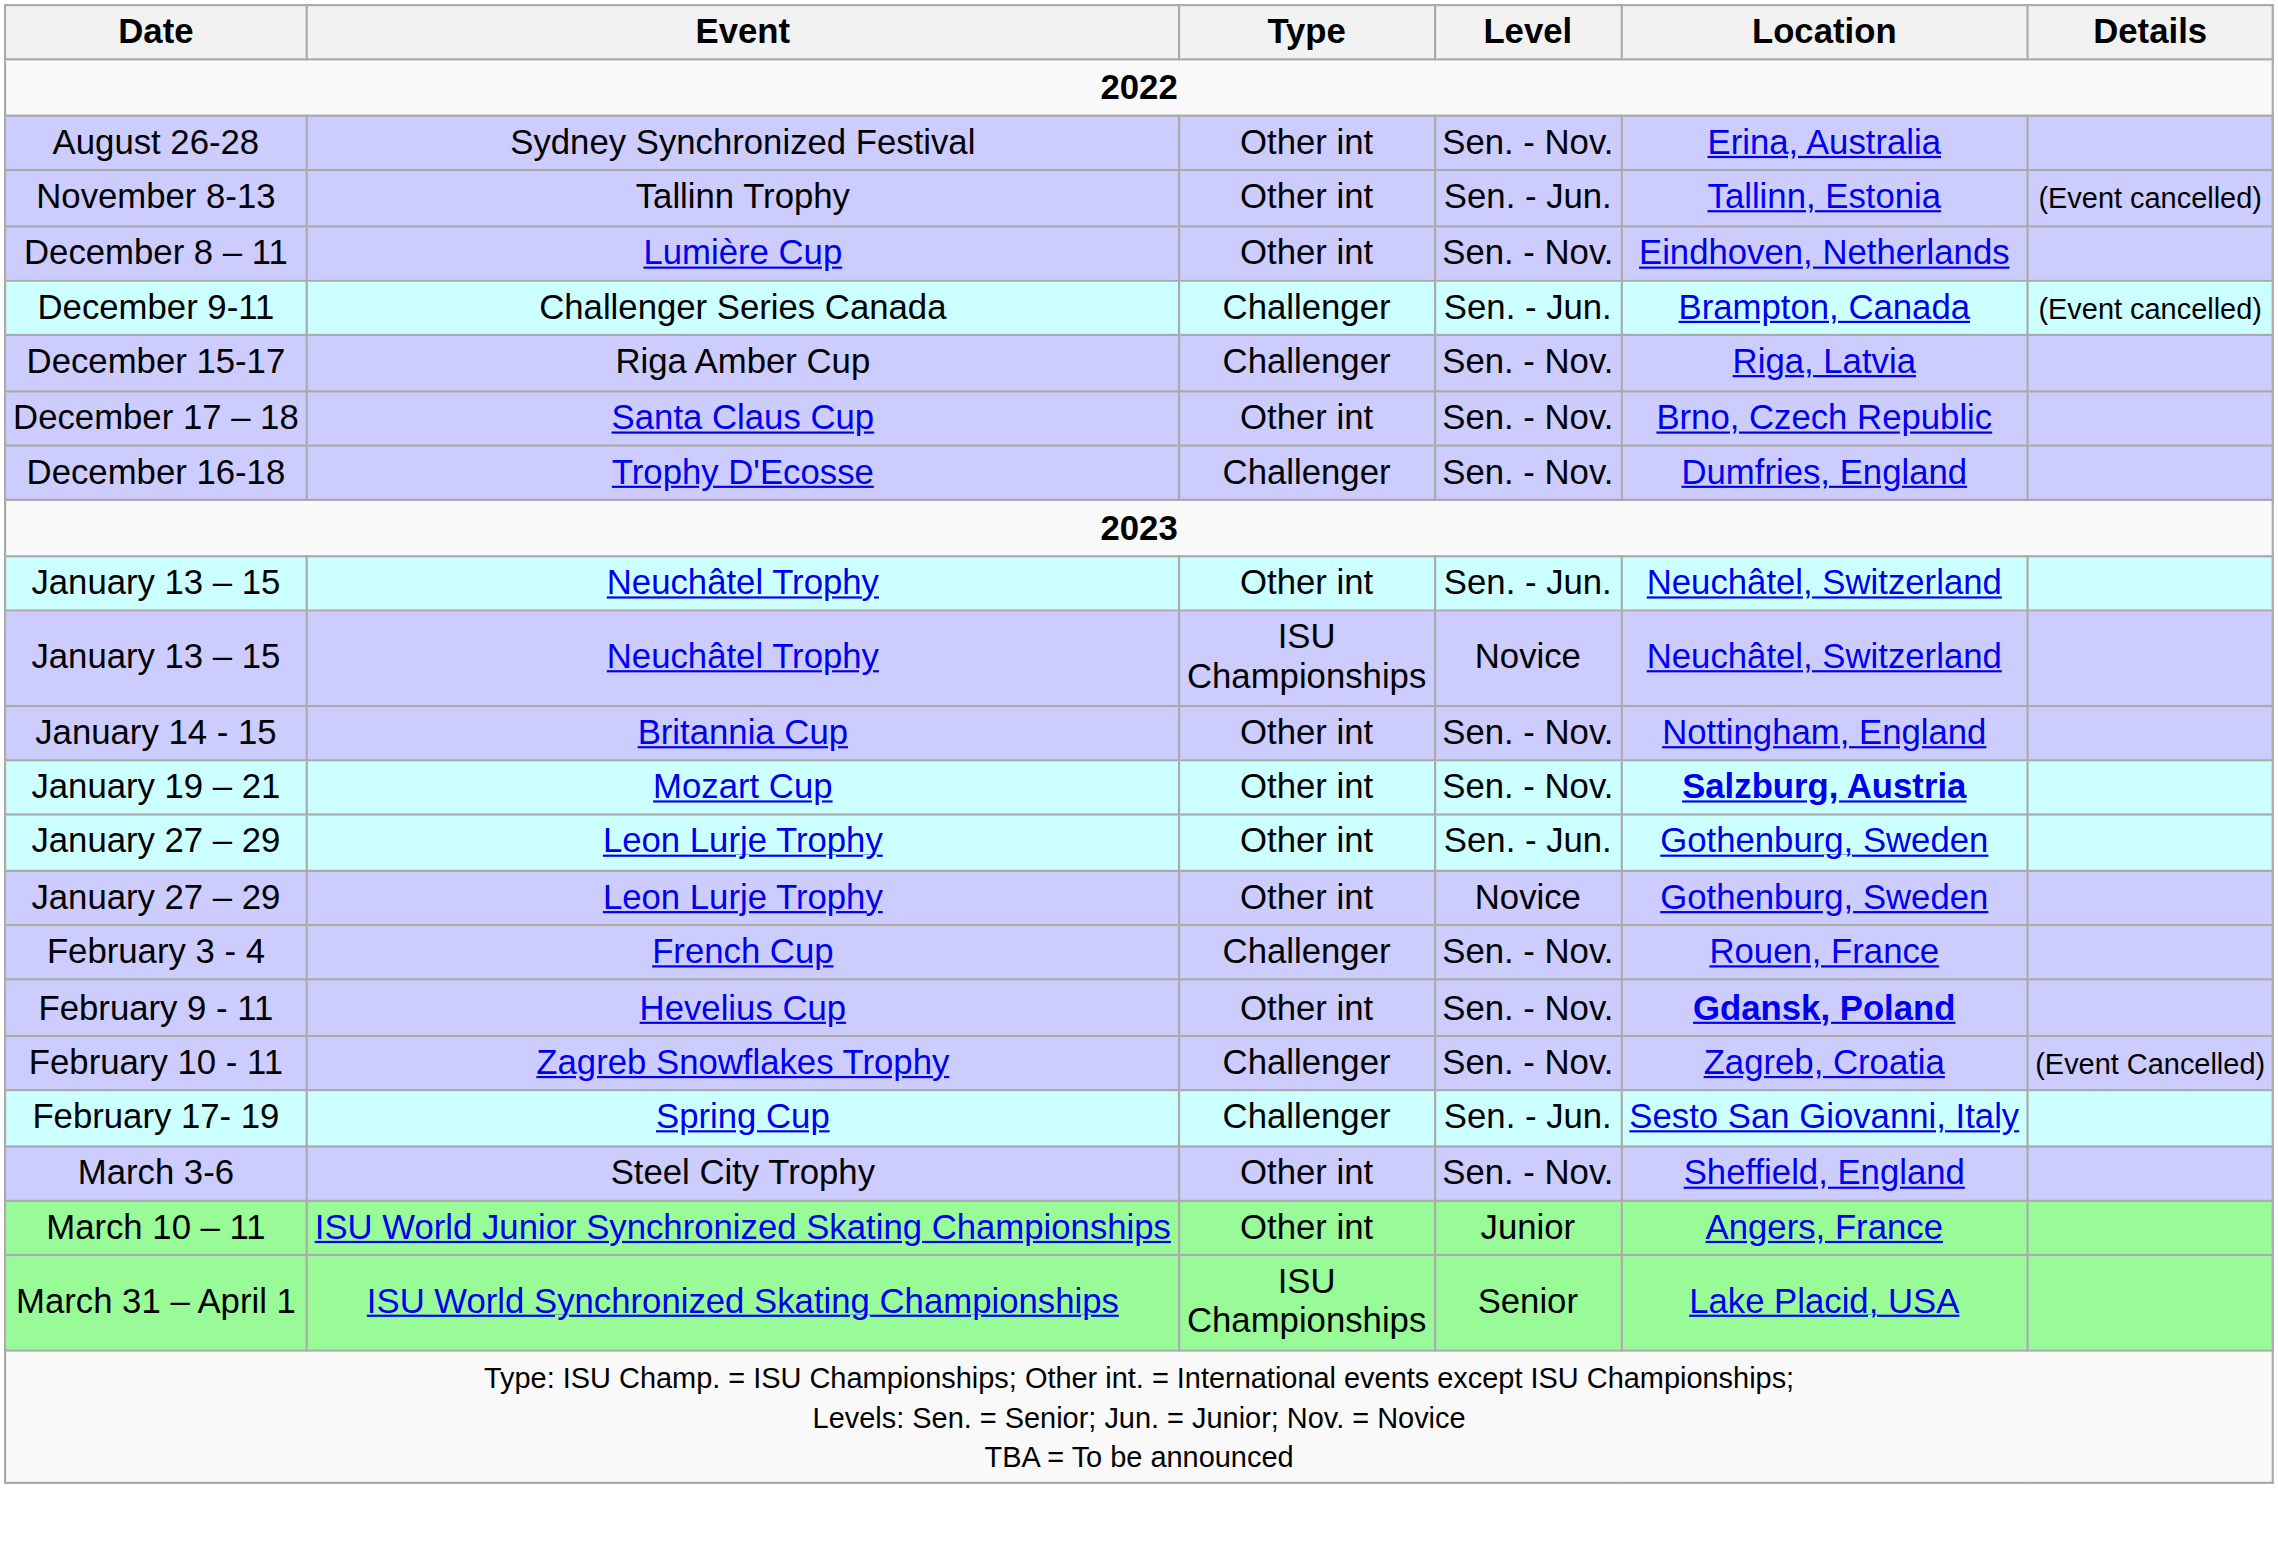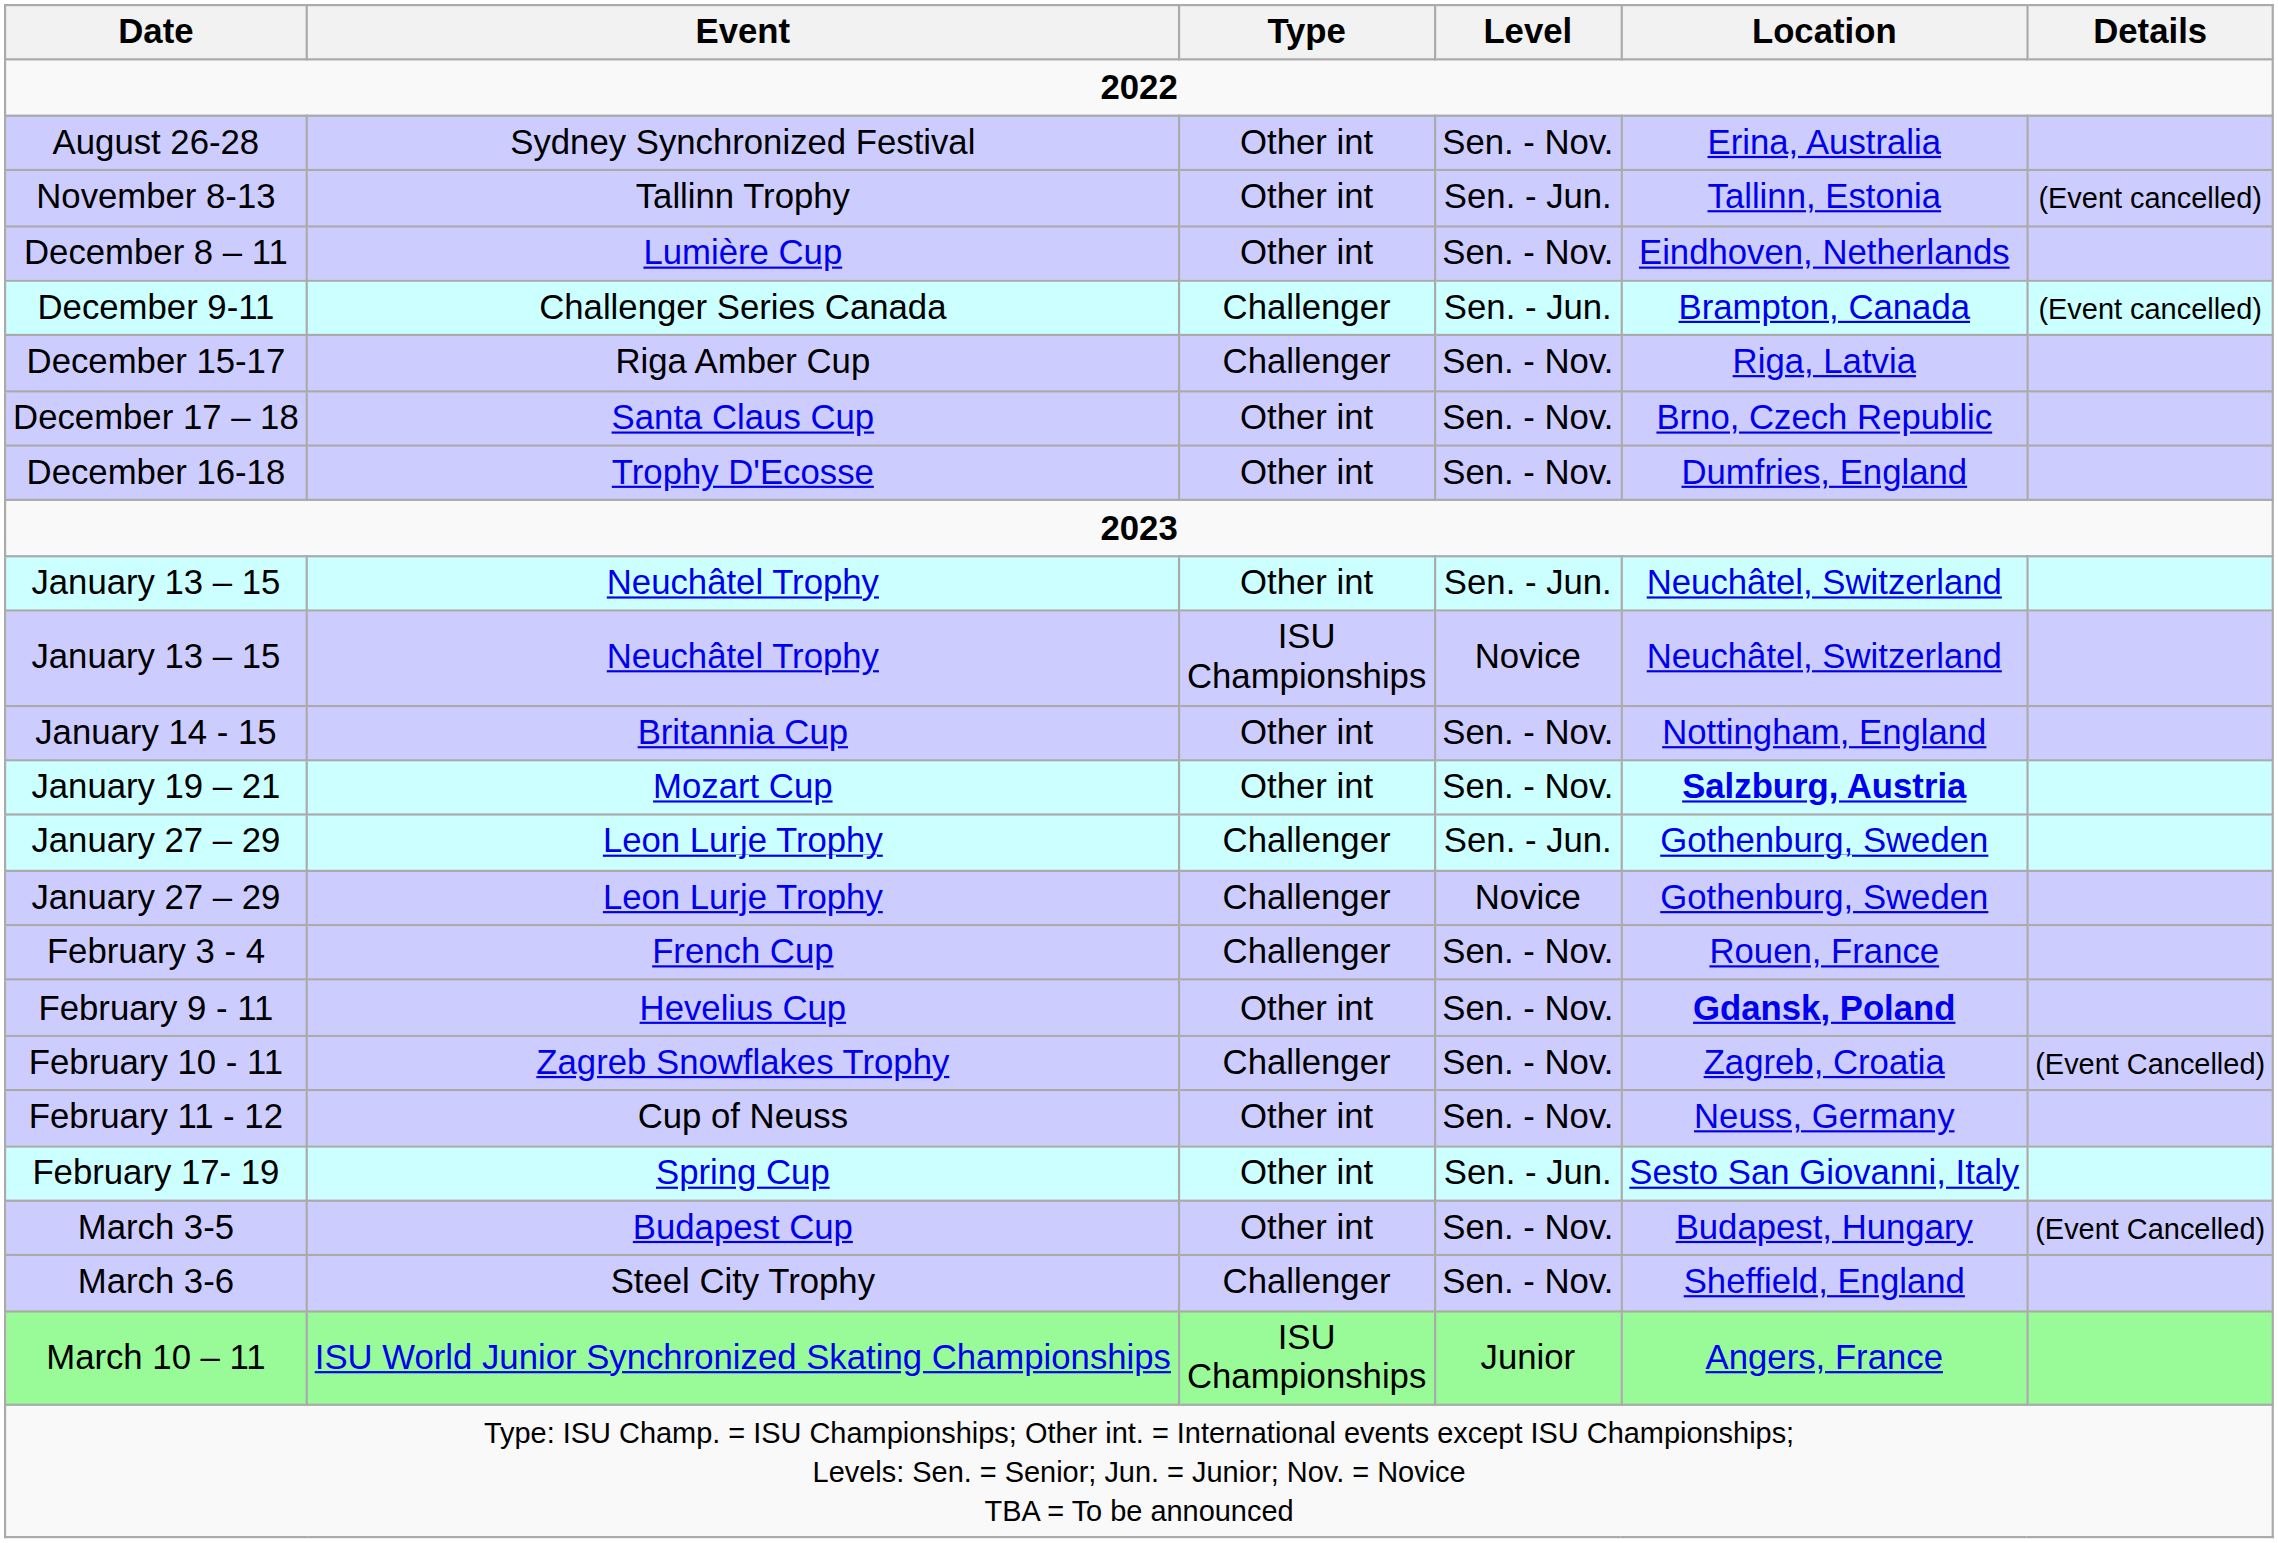(1307, 472) Challenger -> (1307, 472) Other int
(1307, 841) Other int -> (1307, 841) Challenger
(1307, 897) Other int -> (1307, 897) Challenger
+ row: (156, 1117)
(1307, 1117) Challenger -> (1307, 1172) Other int
+ row: (156, 1227)
(1307, 1172) Other int -> (1307, 1282) Challenger
(1307, 1227) Other int -> (1307, 1357) ISU Championships
- row: (156, 1302)
